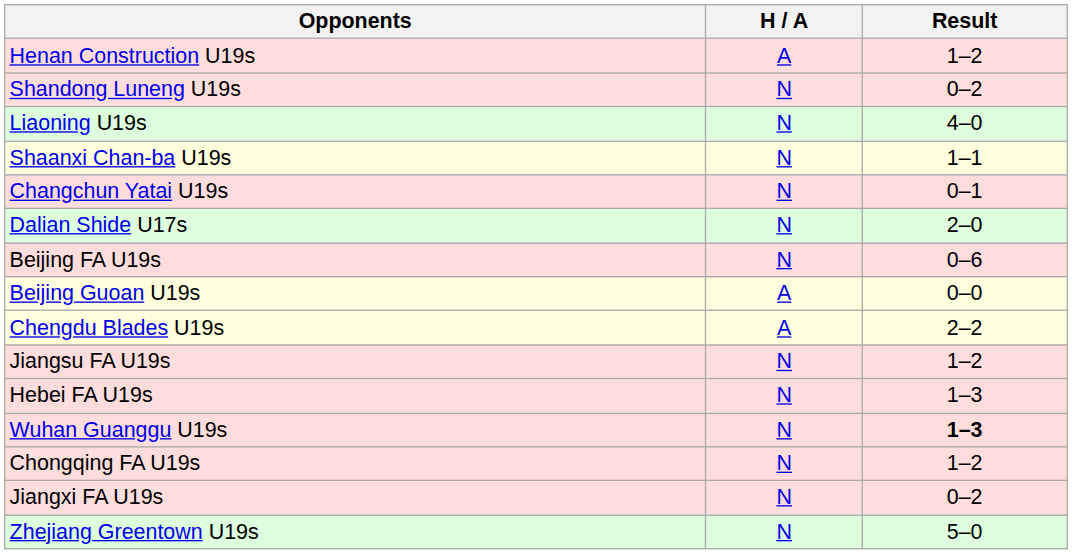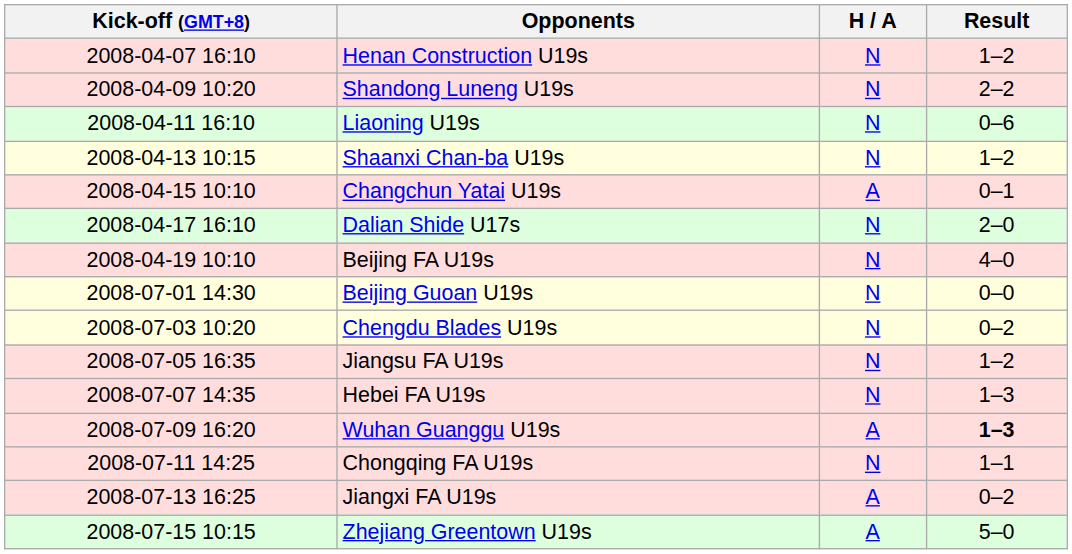+ column: (171, 21)
(784, 55) A -> (873, 55) N
(965, 89) 0–2 -> (997, 89) 2–2
(965, 123) 4–0 -> (997, 123) 0–6
(965, 157) 1–1 -> (997, 157) 1–2
(784, 191) N -> (873, 191) A
(965, 259) 0–6 -> (997, 259) 4–0
(784, 293) A -> (873, 293) N
(784, 327) A -> (873, 327) N
(965, 327) 2–2 -> (997, 327) 0–2
(784, 429) N -> (873, 429) A
(965, 463) 1–2 -> (997, 463) 1–1
(784, 497) N -> (873, 497) A
(784, 531) N -> (873, 531) A
